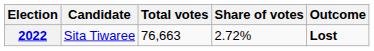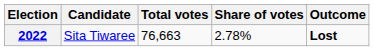(233, 35) 2.72% -> (233, 35) 2.78%
